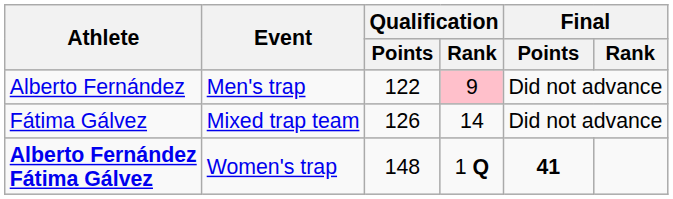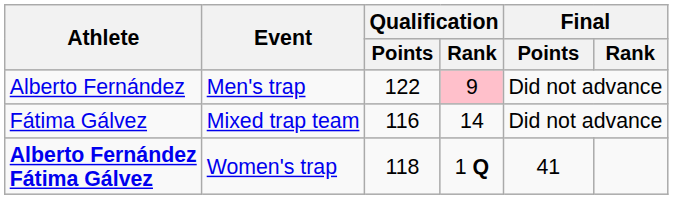(402, 121) 126 -> (402, 121) 116
(402, 167) 148 -> (402, 167) 118
(548, 167) bold -> (548, 167) normal
